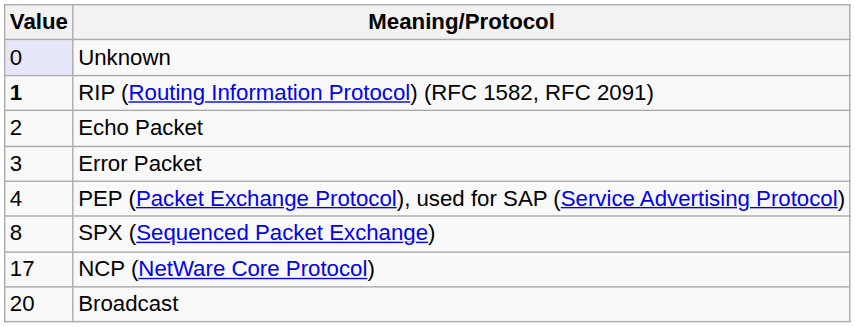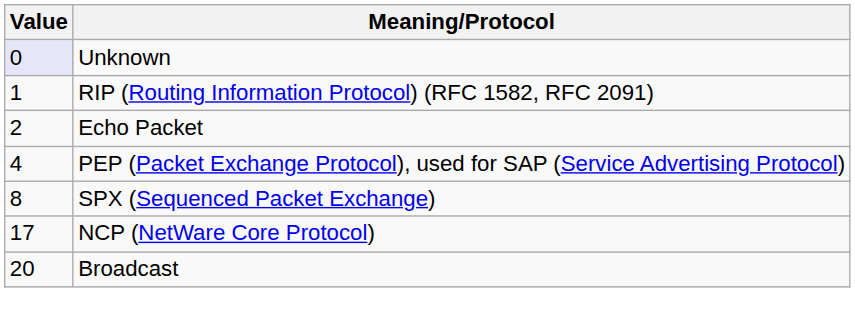(16, 92) bold -> (16, 92) normal
- row: (140, 163)
